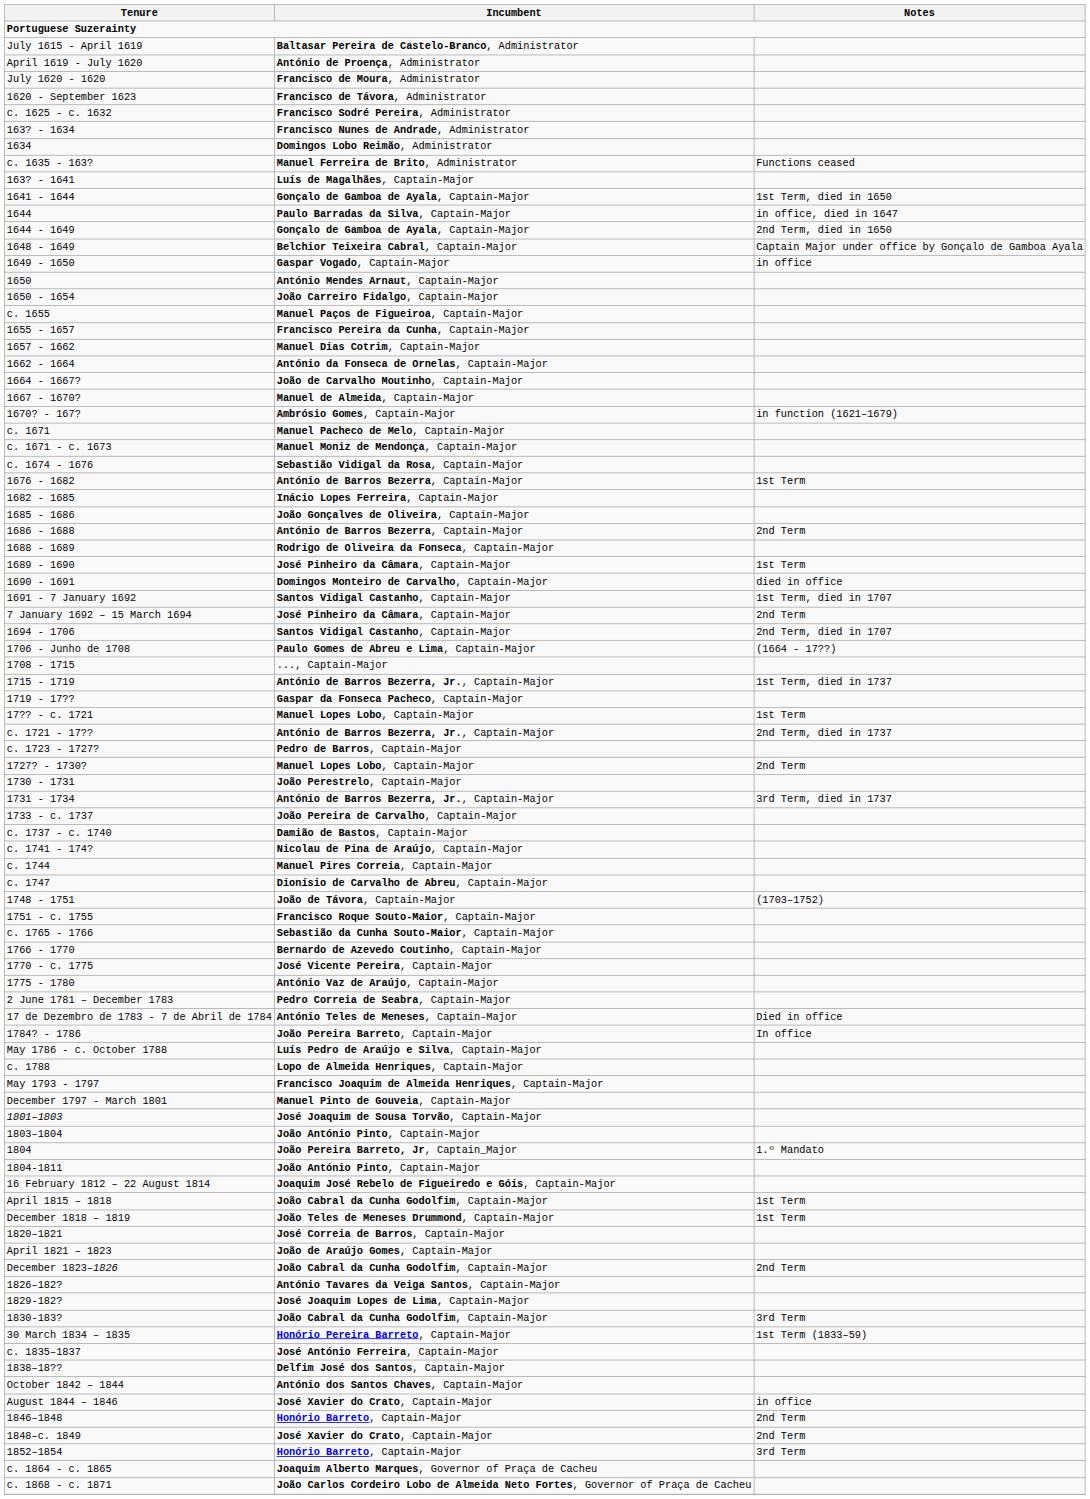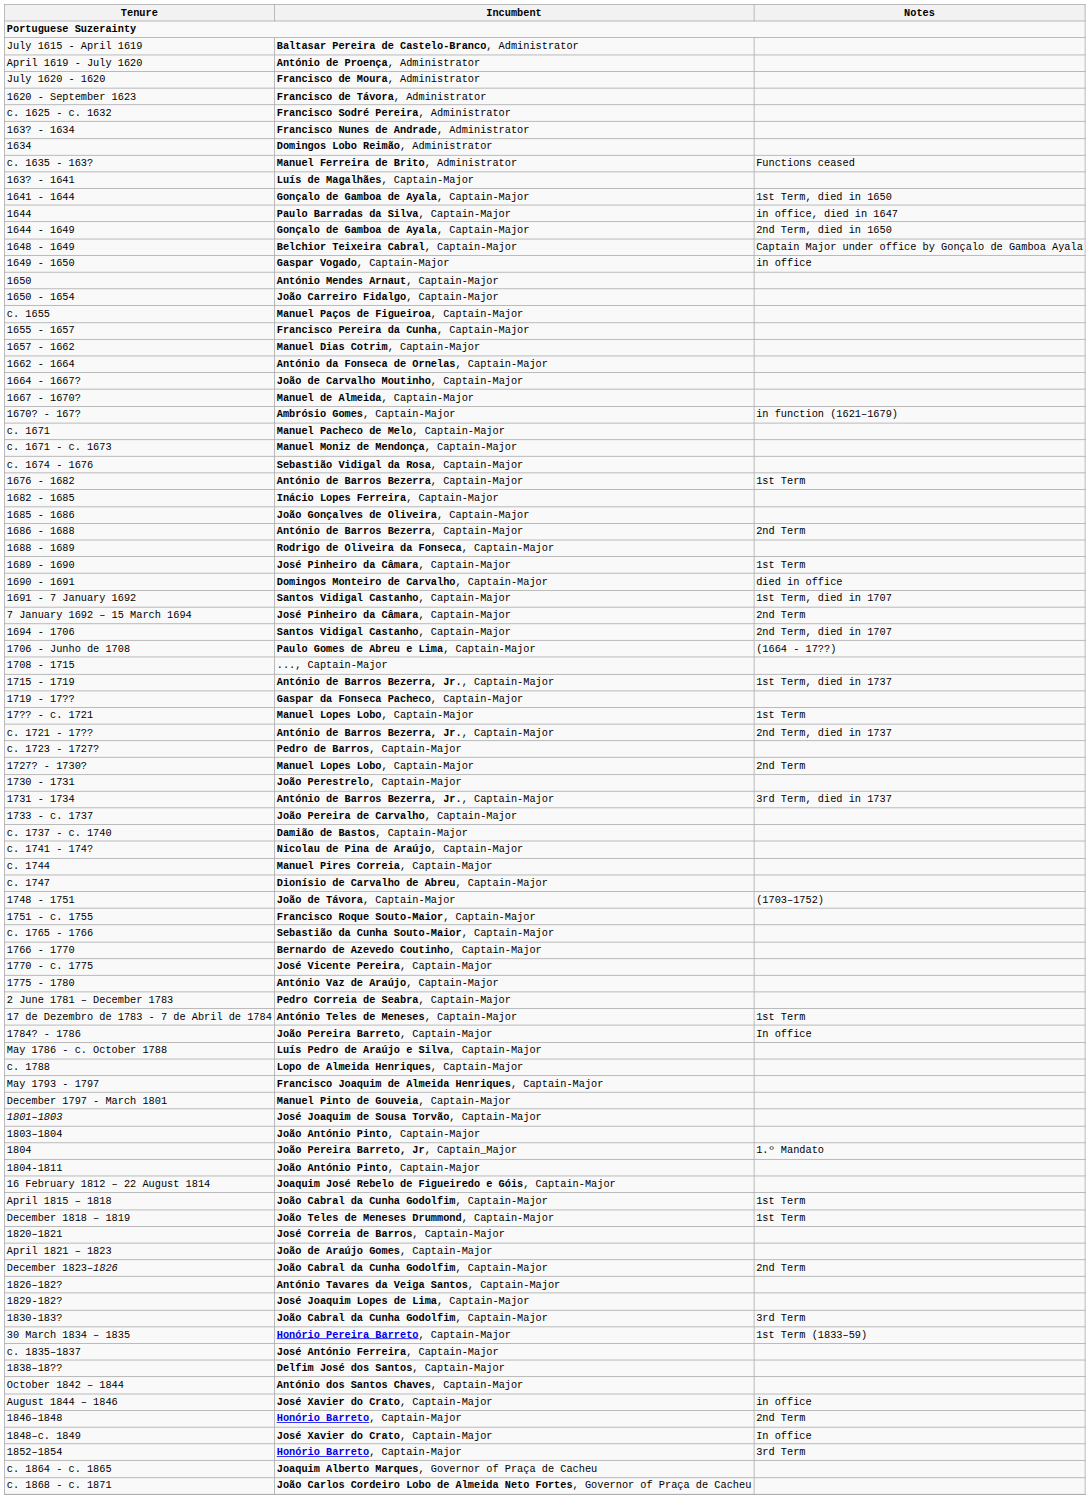(799, 1017) Died in office -> (781, 1017) 1st Term
(781, 1436) 2nd Term -> (784, 1436) In office
